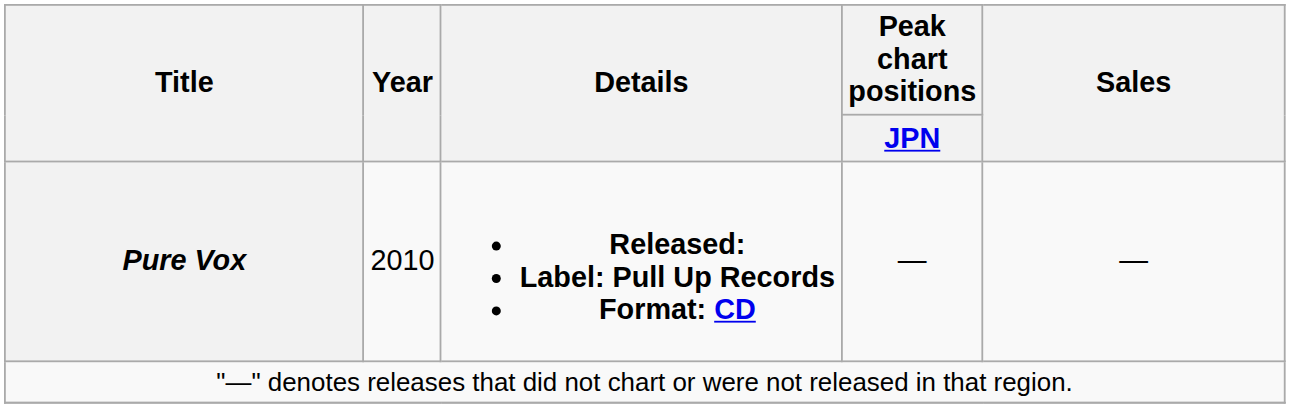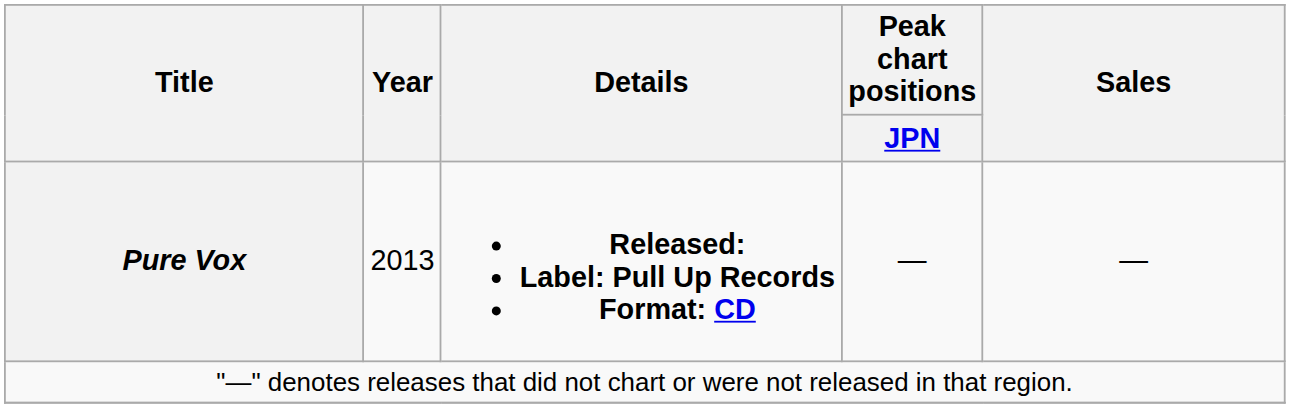(402, 260) 2010 -> (402, 260) 2013
